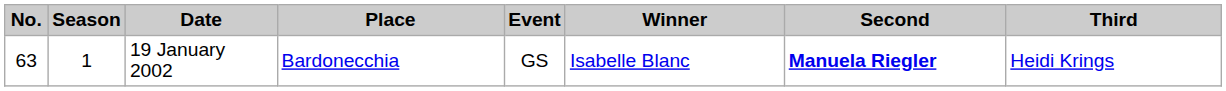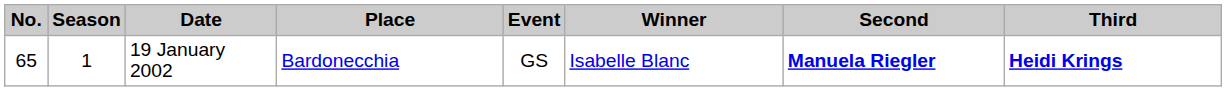(26, 60) 63 -> (26, 60) 65
(1062, 60) normal -> (1066, 60) bold
